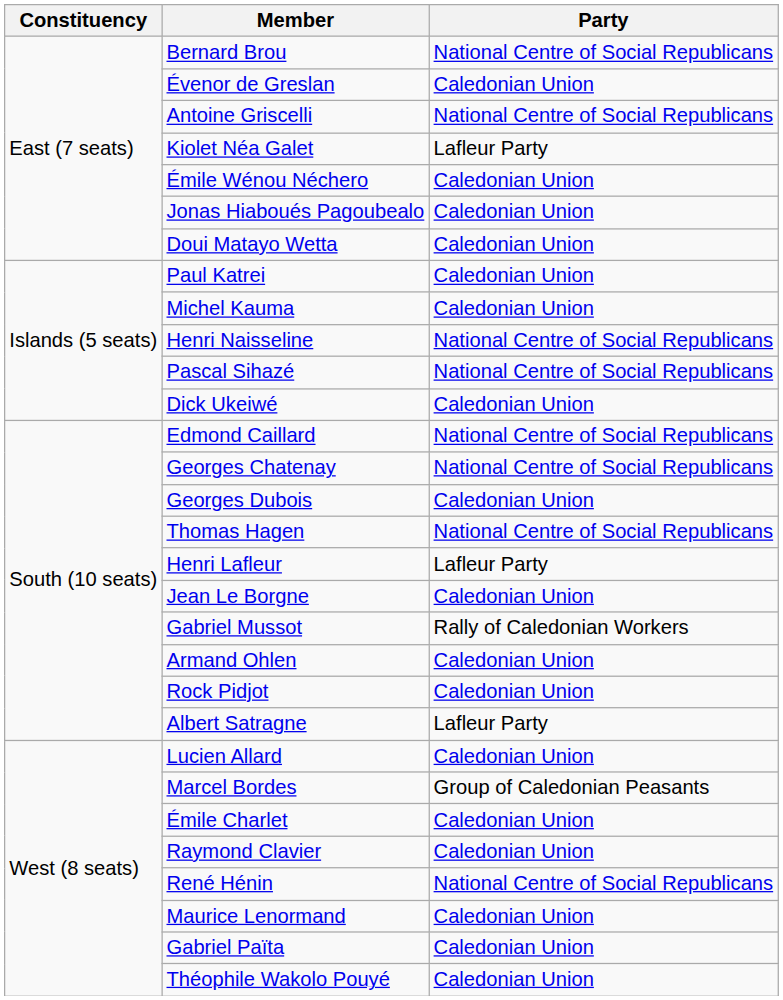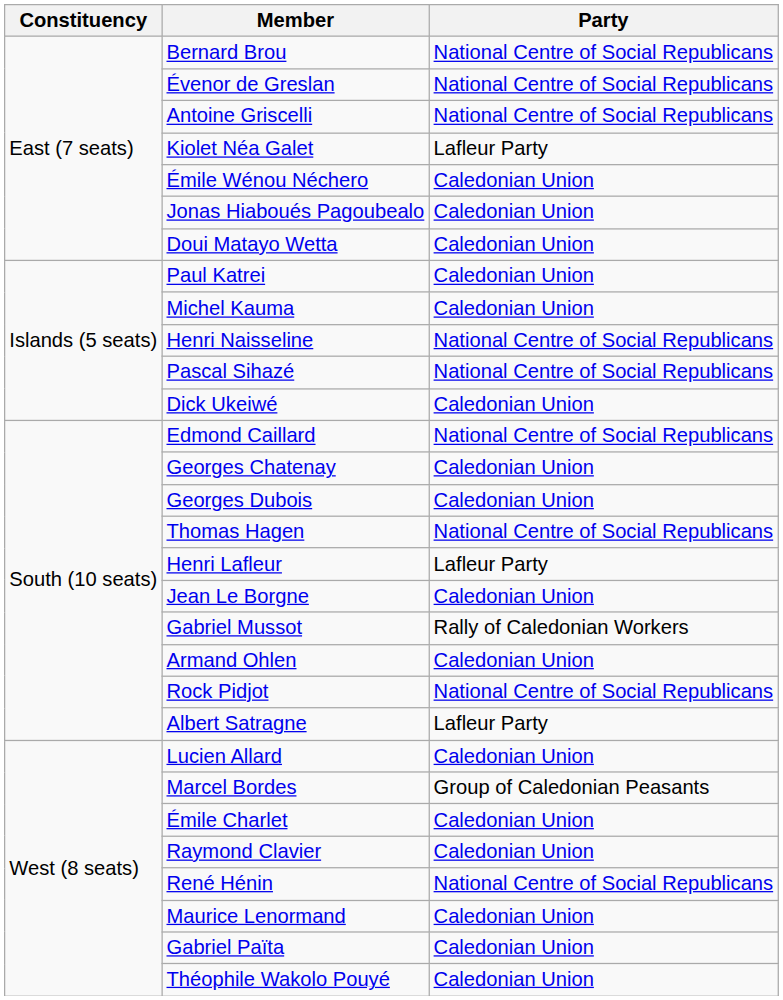(514, 84) Caledonian Union -> (603, 84) National Centre of Social Republicans
(603, 468) National Centre of Social Republicans -> (514, 468) Caledonian Union
(514, 691) Caledonian Union -> (603, 691) National Centre of Social Republicans
